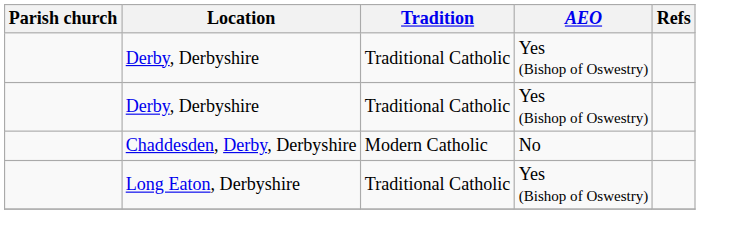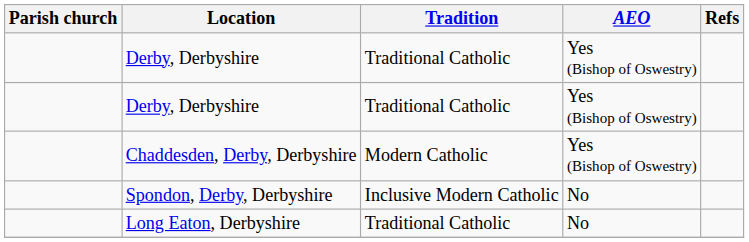(530, 145) No -> (632, 155) Yes (Bishop of Oswestry)
+ row: (229, 194)
(584, 184) Yes (Bishop of Oswestry) -> (578, 223) No
